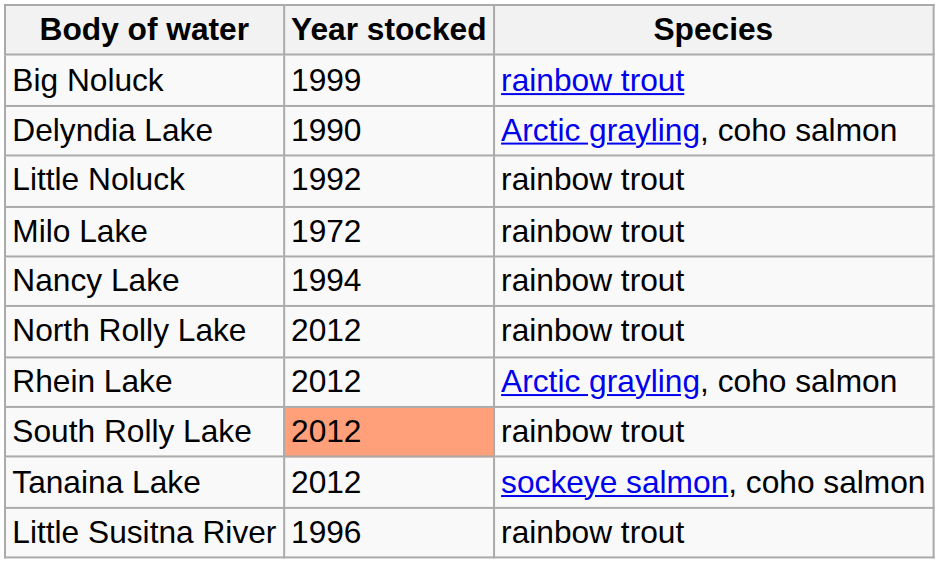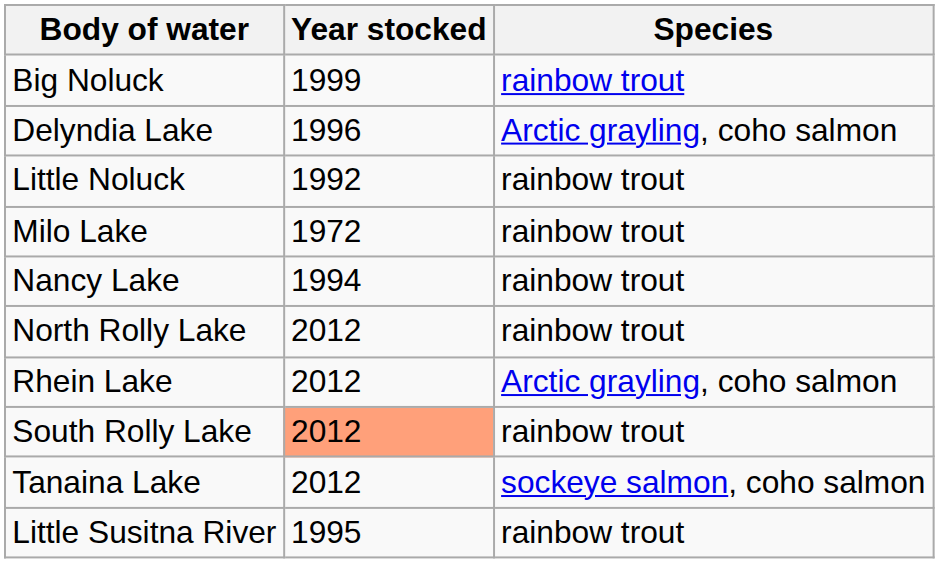(326, 130) 1990 -> (326, 130) 1996
(326, 532) 1996 -> (326, 532) 1995
